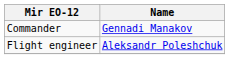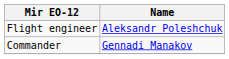rows swapped: (34, 29) <-> (52, 45)
